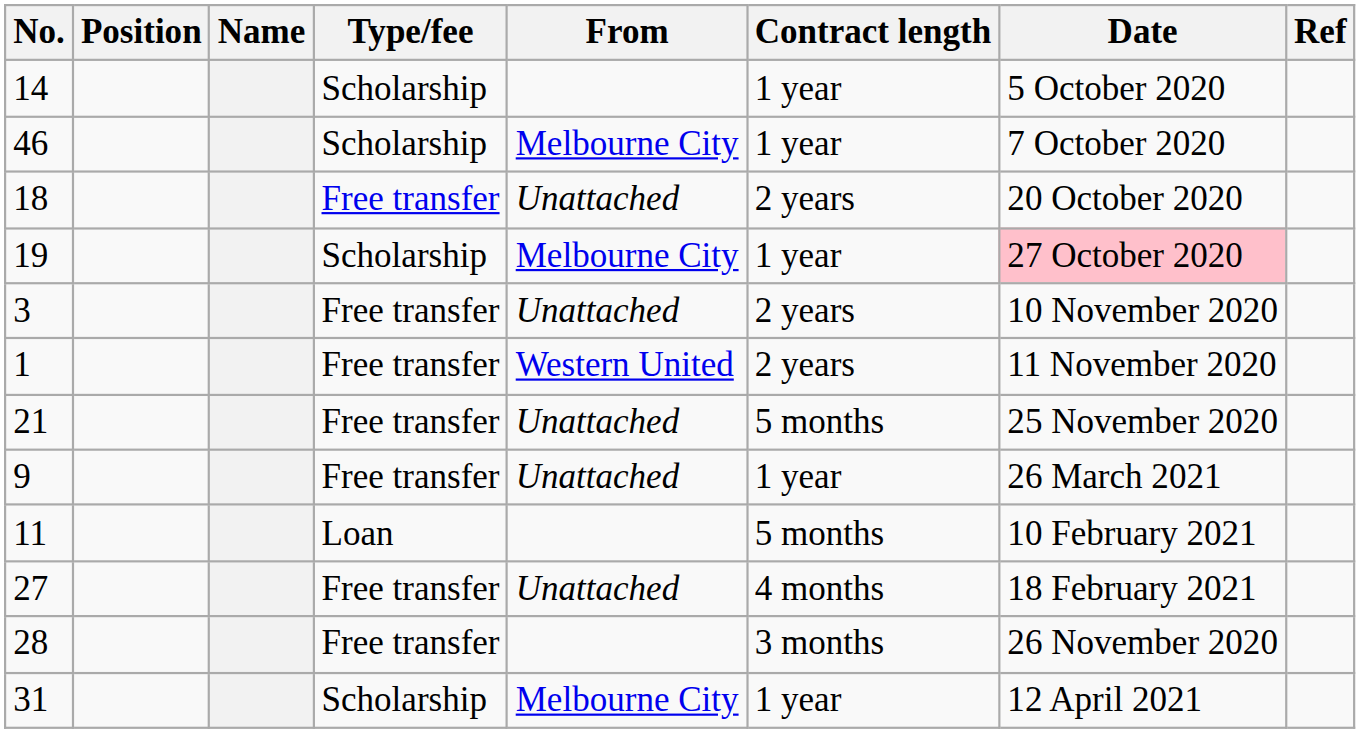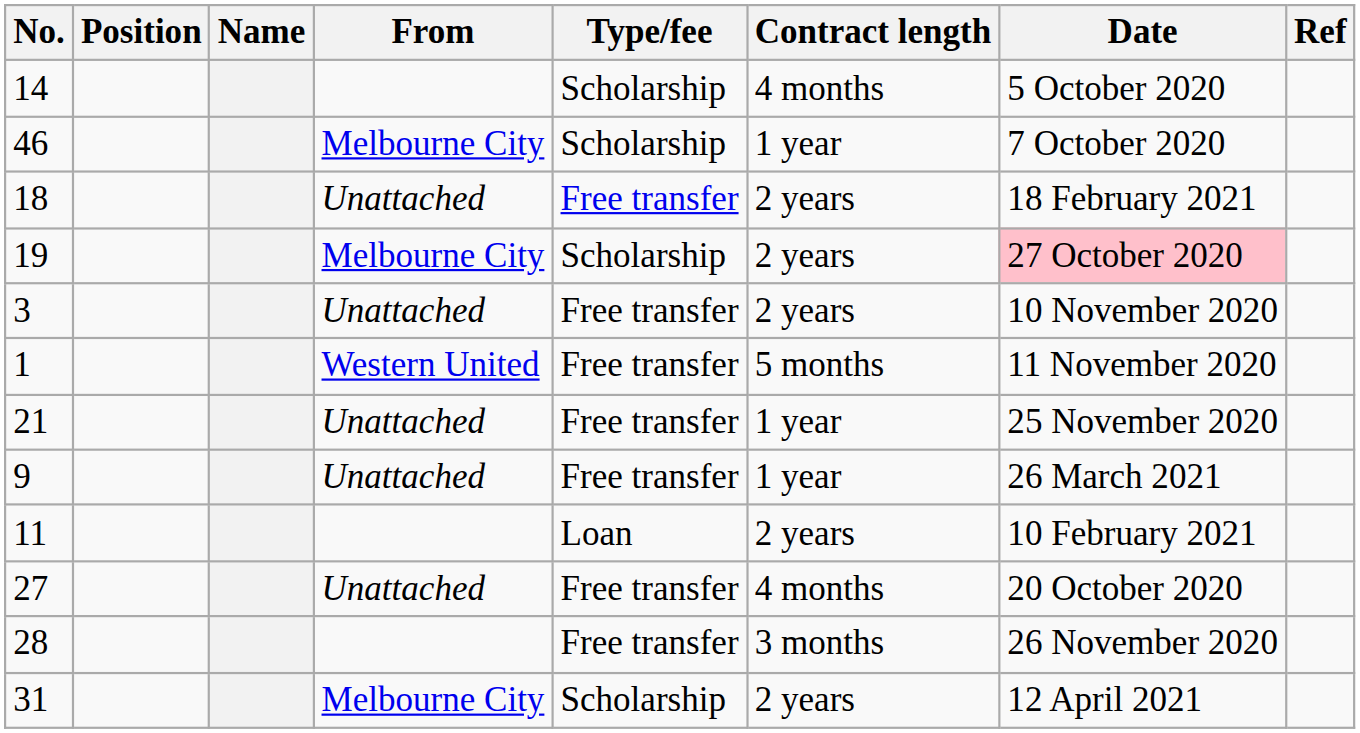columns swapped: (627, 32) <-> (411, 32)
(798, 87) 1 year -> (819, 87) 4 months
(1125, 198) 20 October 2020 -> (1132, 198) 18 February 2021
(798, 254) 1 year -> (805, 254) 2 years
(805, 365) 2 years -> (819, 365) 5 months
(819, 421) 5 months -> (798, 421) 1 year
(819, 532) 5 months -> (805, 532) 2 years
(1132, 587) 18 February 2021 -> (1125, 587) 20 October 2020
(798, 699) 1 year -> (805, 699) 2 years
